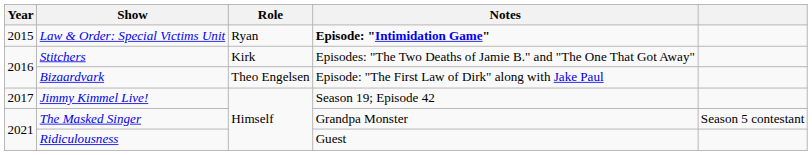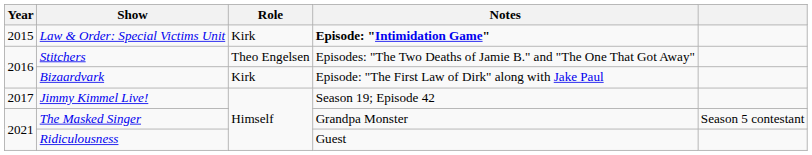(245, 35) Ryan -> (243, 35) Kirk
(243, 56) Kirk -> (270, 56) Theo Engelsen
(270, 77) Theo Engelsen -> (243, 77) Kirk
